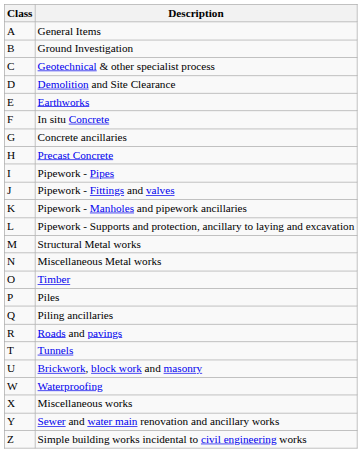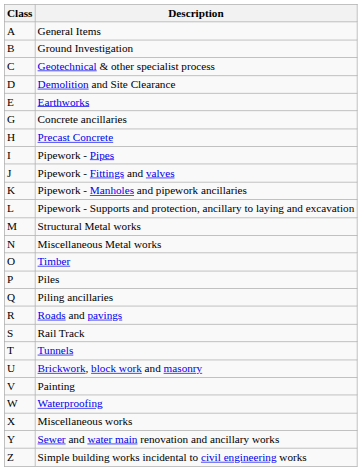- row: (73, 119)
+ row: (61, 333)
+ row: (56, 386)
